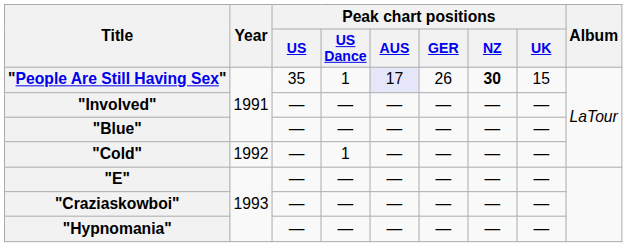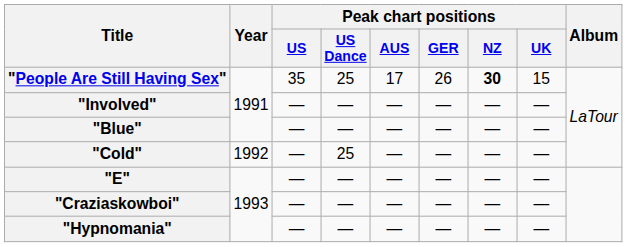(345, 79) 1 -> (345, 79) 25
(394, 79) lavender background -> (394, 79) no background
(345, 154) 1 -> (345, 154) 25
